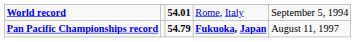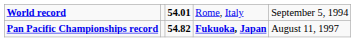(179, 28) 54.79 -> (179, 28) 54.82
